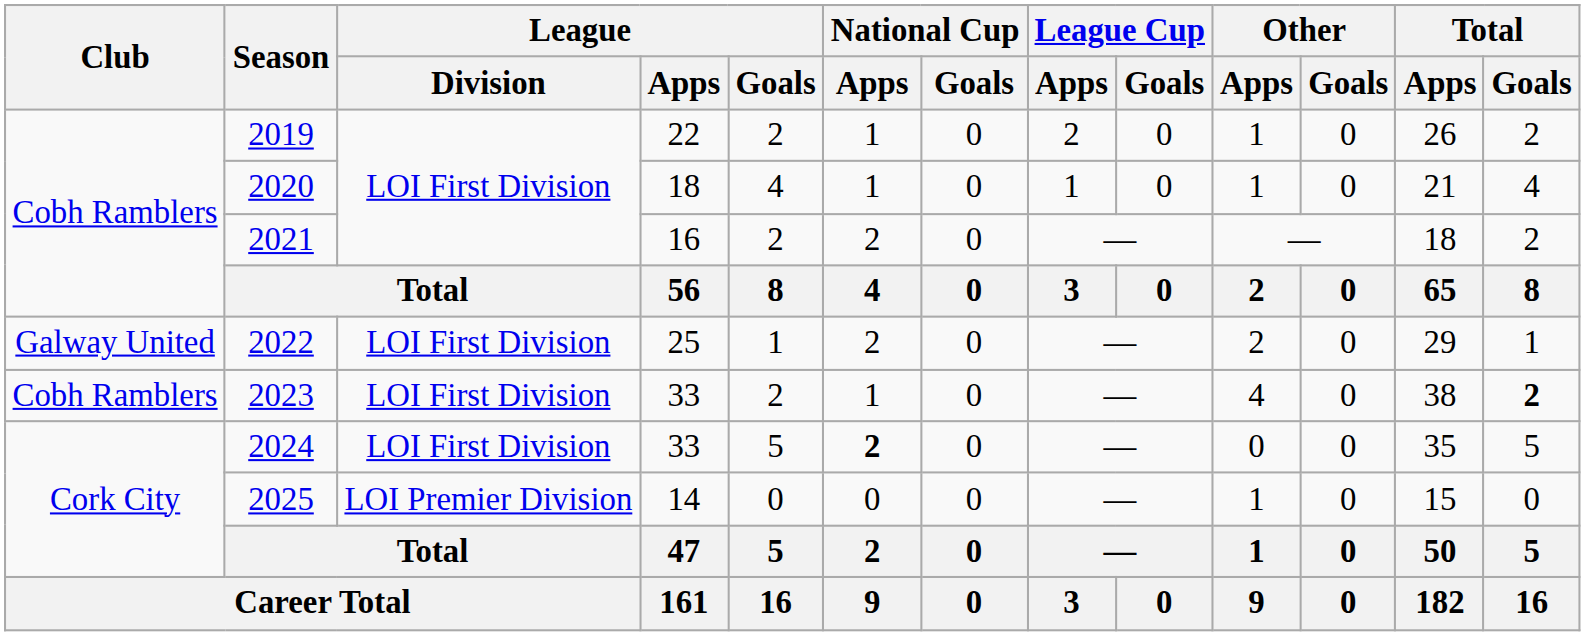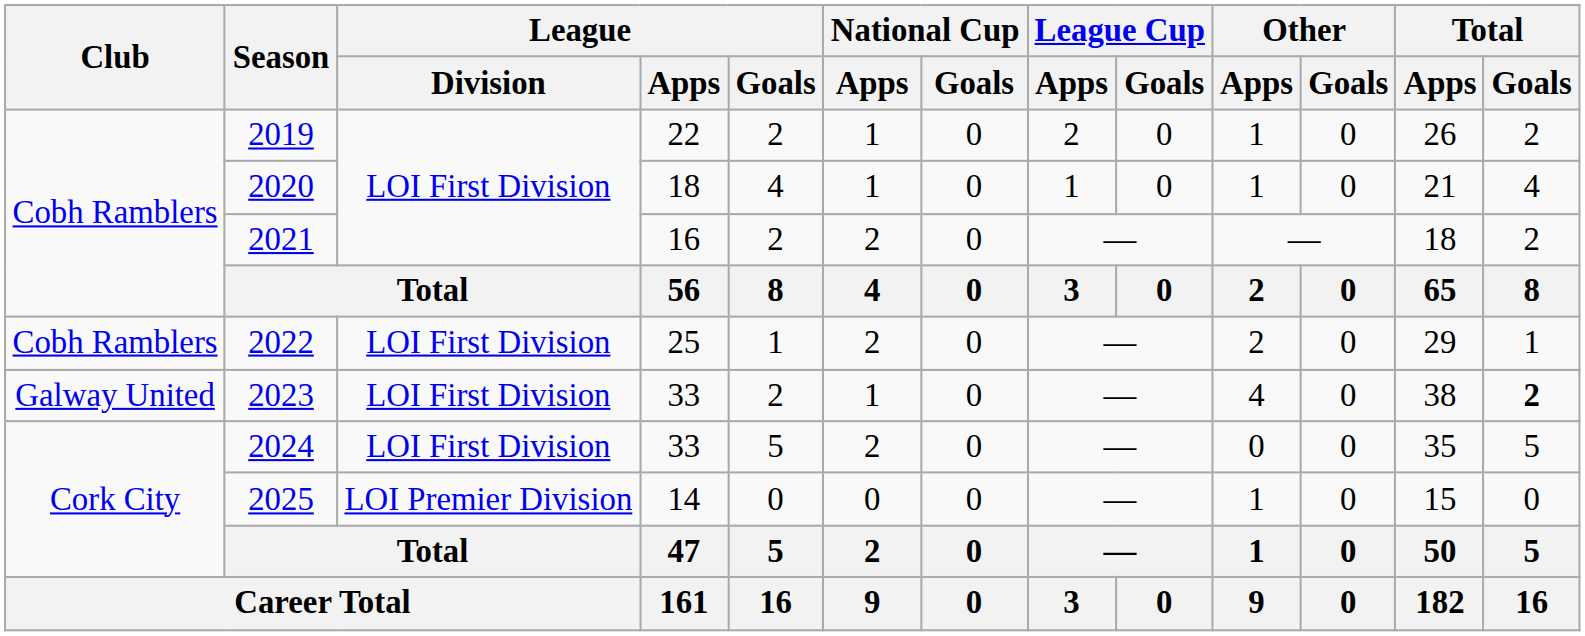(115, 342) Galway United -> (115, 342) Cobh Ramblers
(115, 394) Cobh Ramblers -> (115, 394) Galway United
(872, 446) bold -> (872, 446) normal
